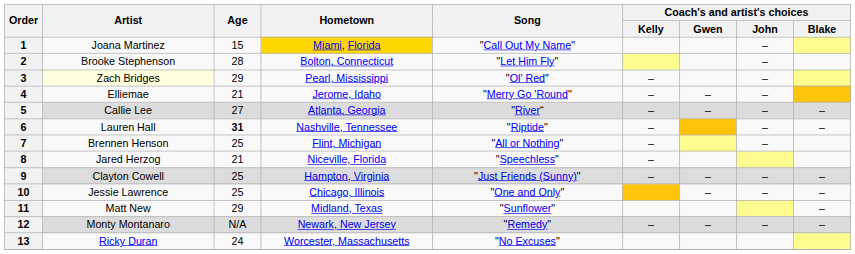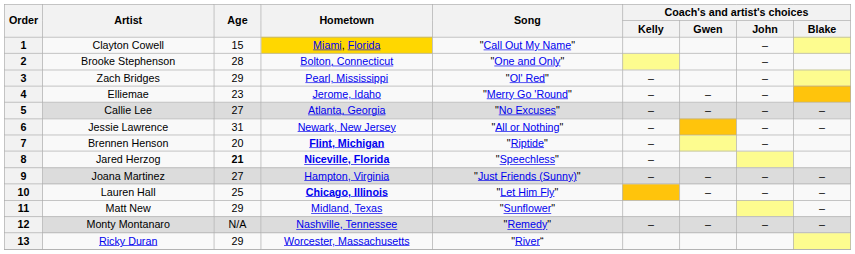(128, 45) Joana Martinez -> (128, 45) Clayton Cowell
(527, 61) "Let Him Fly" -> (527, 61) "One and Only"
(128, 78) lightyellow background -> (128, 78) no background
(237, 94) 21 -> (237, 94) 23
(527, 110) "River“ -> (527, 110) "No Excuses"
(128, 127) Lauren Hall -> (128, 127) Jessie Lawrence
(237, 127) bold -> (237, 127) normal
(347, 127) Nashville, Tennessee -> (347, 127) Newark, New Jersey
(527, 127) "Riptide" -> (527, 127) "All or Nothing"
(237, 143) 25 -> (237, 143) 20
(347, 143) normal -> (347, 143) bold
(527, 143) "All or Nothing" -> (527, 143) "Riptide"
(237, 159) normal -> (237, 159) bold
(347, 159) normal -> (347, 159) bold
(128, 176) Clayton Cowell -> (128, 176) Joana Martinez
(237, 176) 25 -> (237, 176) 27
(128, 192) Jessie Lawrence -> (128, 192) Lauren Hall
(347, 192) normal -> (347, 192) bold
(527, 192) "One and Only" -> (527, 192) "Let Him Fly"
(347, 225) Newark, New Jersey -> (347, 225) Nashville, Tennessee
(237, 241) 24 -> (237, 241) 29
(527, 241) "No Excuses" -> (527, 241) "River“
